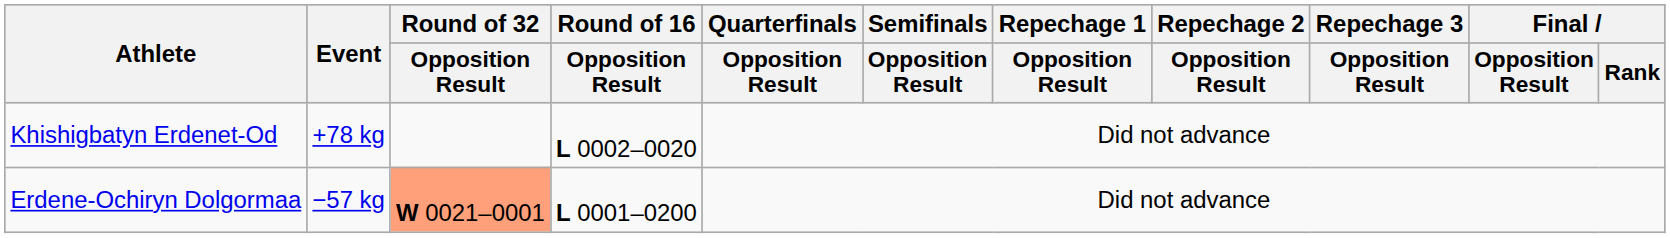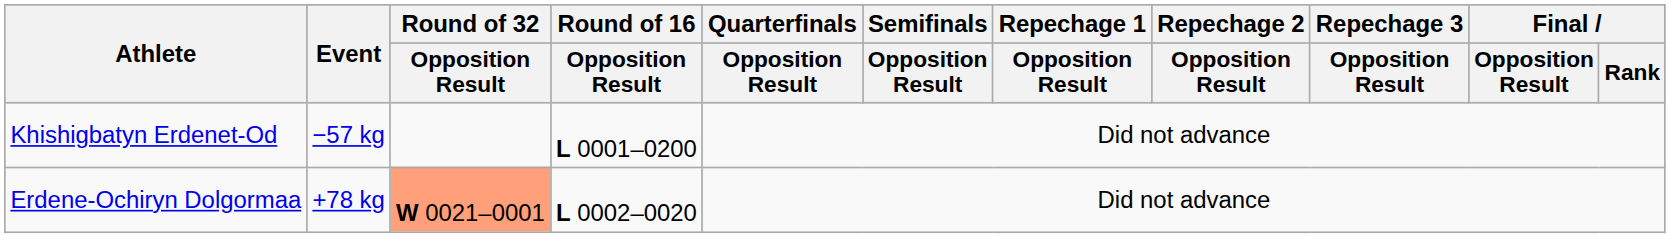(349, 136) +78 kg -> (349, 136) −57 kg
(626, 149) L 0002–0020 -> (626, 149) L 0001–0200
(349, 200) −57 kg -> (349, 200) +78 kg
(626, 213) L 0001–0200 -> (626, 213) L 0002–0020
